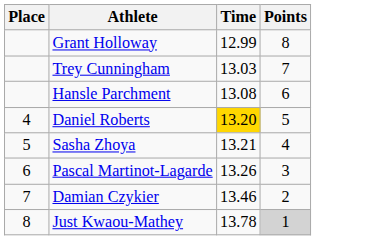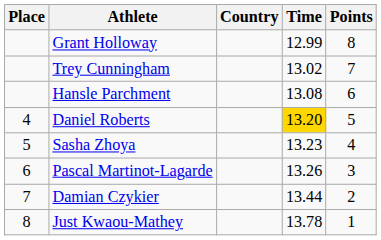+ column: (249, 17)
(238, 68) 13.03 -> (304, 68) 13.02
(238, 145) 13.21 -> (304, 145) 13.23
(238, 196) 13.46 -> (304, 196) 13.44
(285, 222) lightgrey background -> (351, 222) no background
